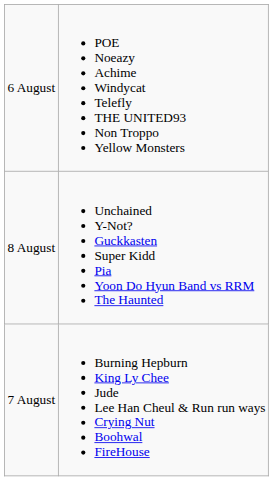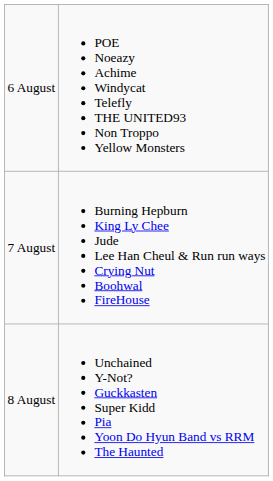rows swapped: (31, 399) <-> (31, 247)
